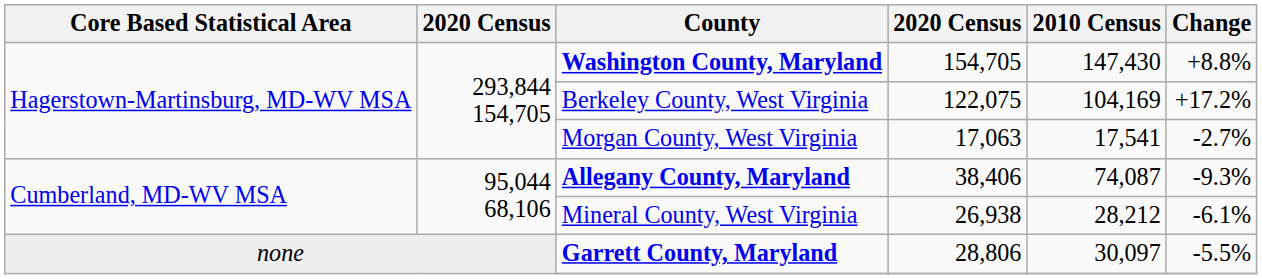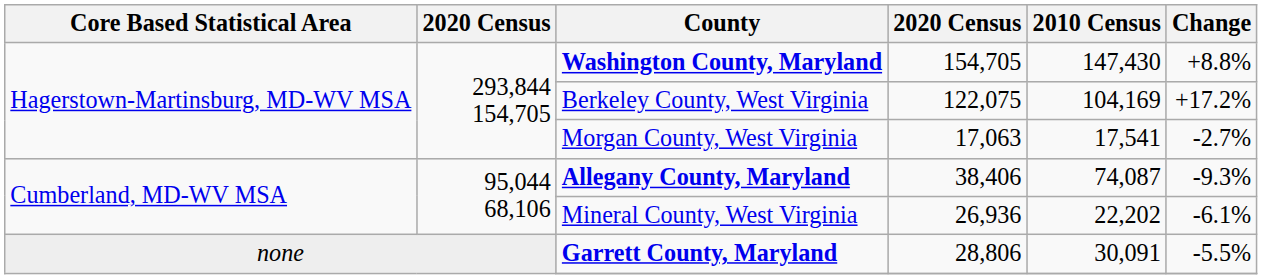(988, 215) 26,938 -> (988, 215) 26,936
(1128, 215) 28,212 -> (1128, 215) 22,202
(1128, 253) 30,097 -> (1128, 253) 30,091
